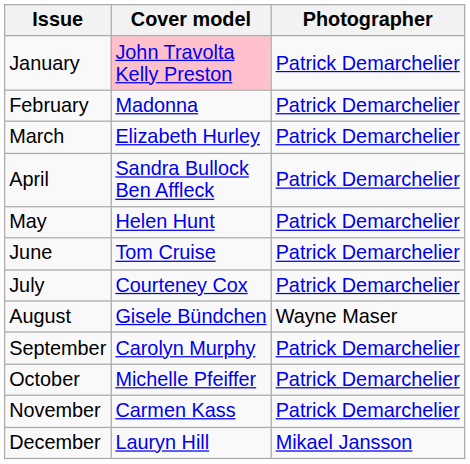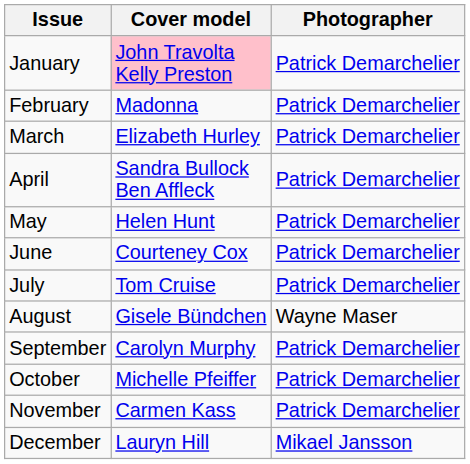(166, 253) Tom Cruise -> (182, 253) Courteney Cox
(182, 285) Courteney Cox -> (166, 285) Tom Cruise
